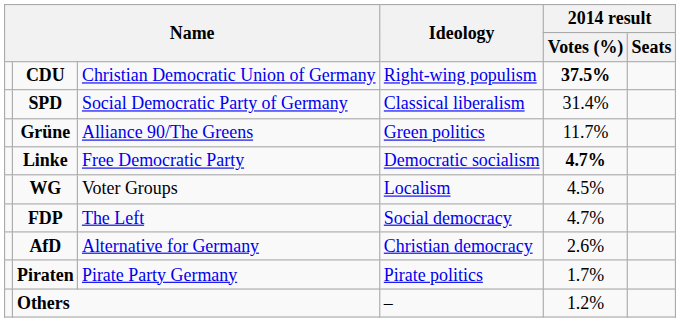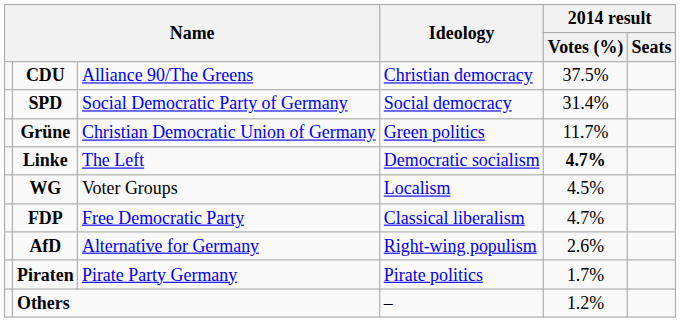(229, 75) Christian Democratic Union of Germany -> (168, 75) Alliance 90/The Greens
(460, 75) Right-wing populism -> (458, 75) Christian democracy
(586, 75) bold -> (586, 75) normal
(454, 103) Classical liberalism -> (448, 103) Social democracy
(168, 132) Alliance 90/The Greens -> (229, 132) Christian Democratic Union of Germany
(163, 160) Free Democratic Party -> (113, 160) The Left
(113, 217) The Left -> (163, 217) Free Democratic Party
(448, 217) Social democracy -> (454, 217) Classical liberalism
(458, 246) Christian democracy -> (460, 246) Right-wing populism
